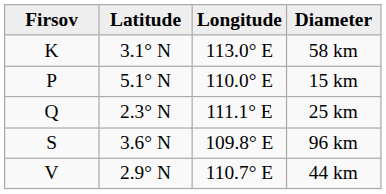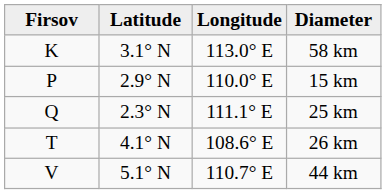(145, 81) 5.1° N -> (145, 81) 2.9° N
- row: (333, 142)
+ row: (333, 142)
(145, 173) 2.9° N -> (145, 173) 5.1° N
